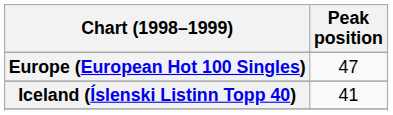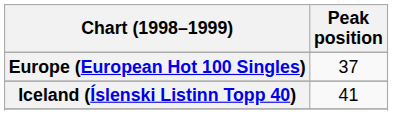(348, 66) 47 -> (348, 66) 37
